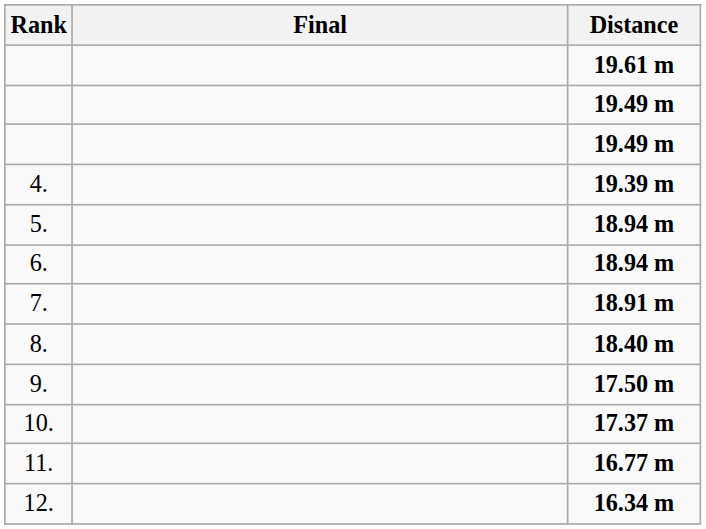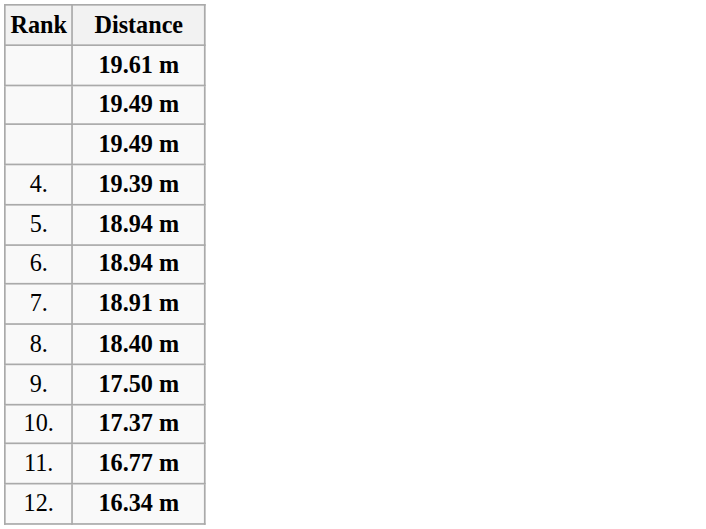- column: (320, 24)
